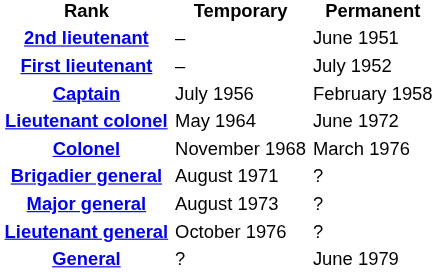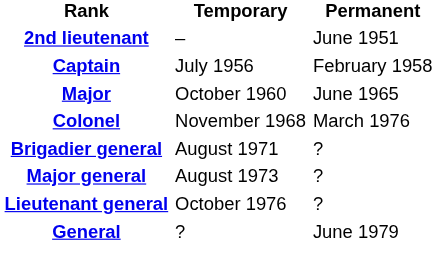- row: (86, 66)
+ row: (86, 93)
- row: (86, 121)
